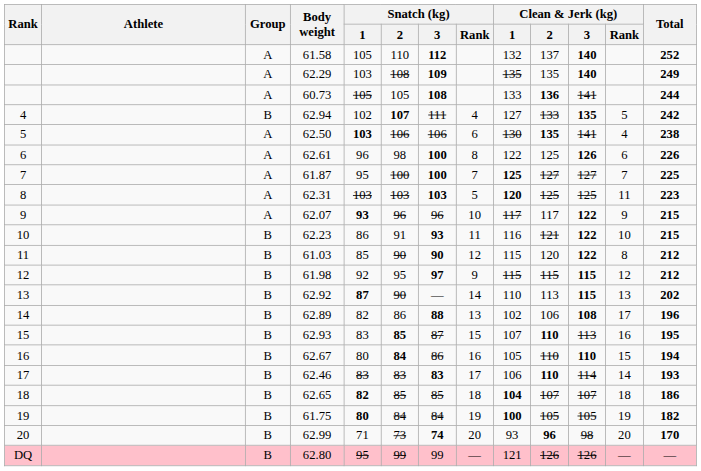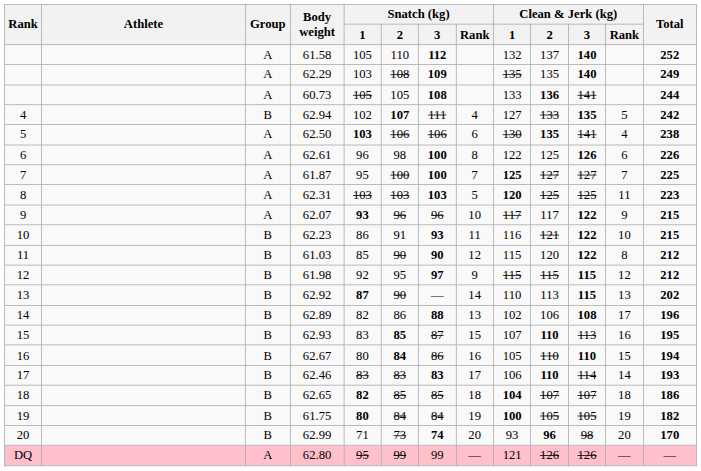(268, 455) B -> (268, 455) A
